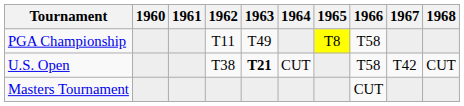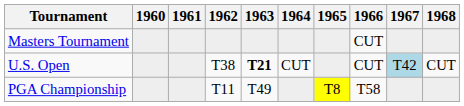rows swapped: (68, 89) <-> (67, 41)
(368, 65) T58 -> (368, 65) CUT
(405, 65) no background -> (405, 65) lightblue background
